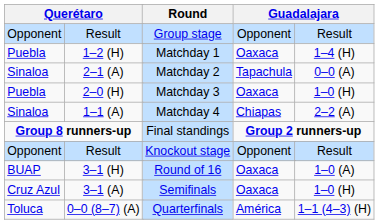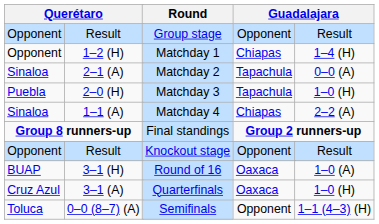(26, 53) Puebla -> (34, 53) Opponent
(257, 53) Oaxaca -> (259, 53) Chiapas
(257, 92) Oaxaca -> (264, 92) Tapachula
(188, 190) Semifinals -> (188, 190) Quarterfinals
(188, 209) Quarterfinals -> (188, 209) Semifinals
(258, 209) América -> (264, 209) Opponent
